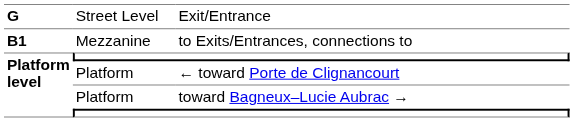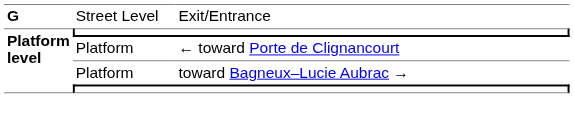- row: (113, 40)
